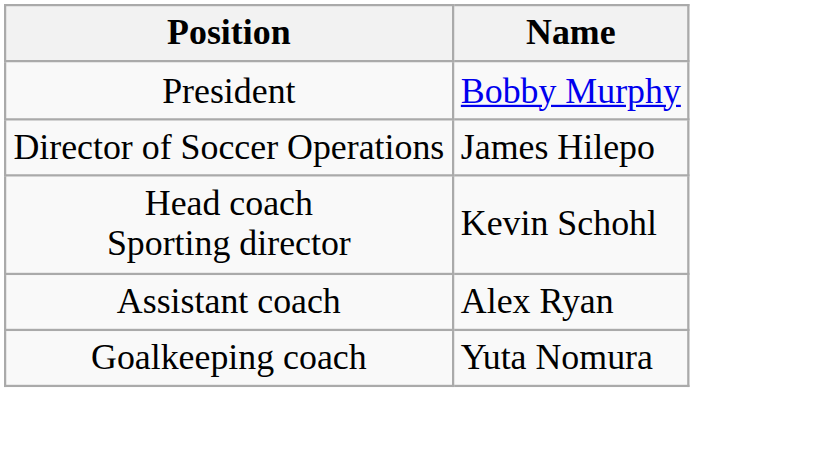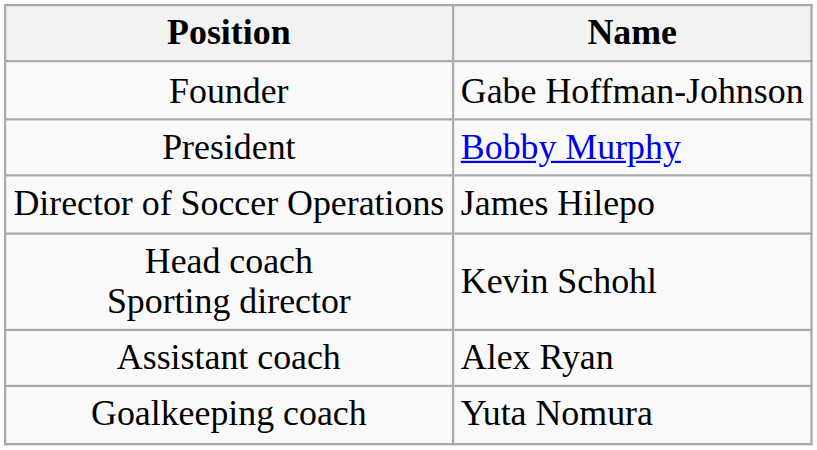+ row: (229, 89)
